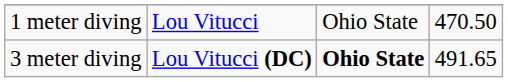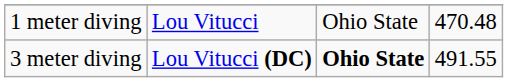(466, 22) 470.50 -> (466, 22) 470.48
(466, 58) 491.65 -> (466, 58) 491.55
